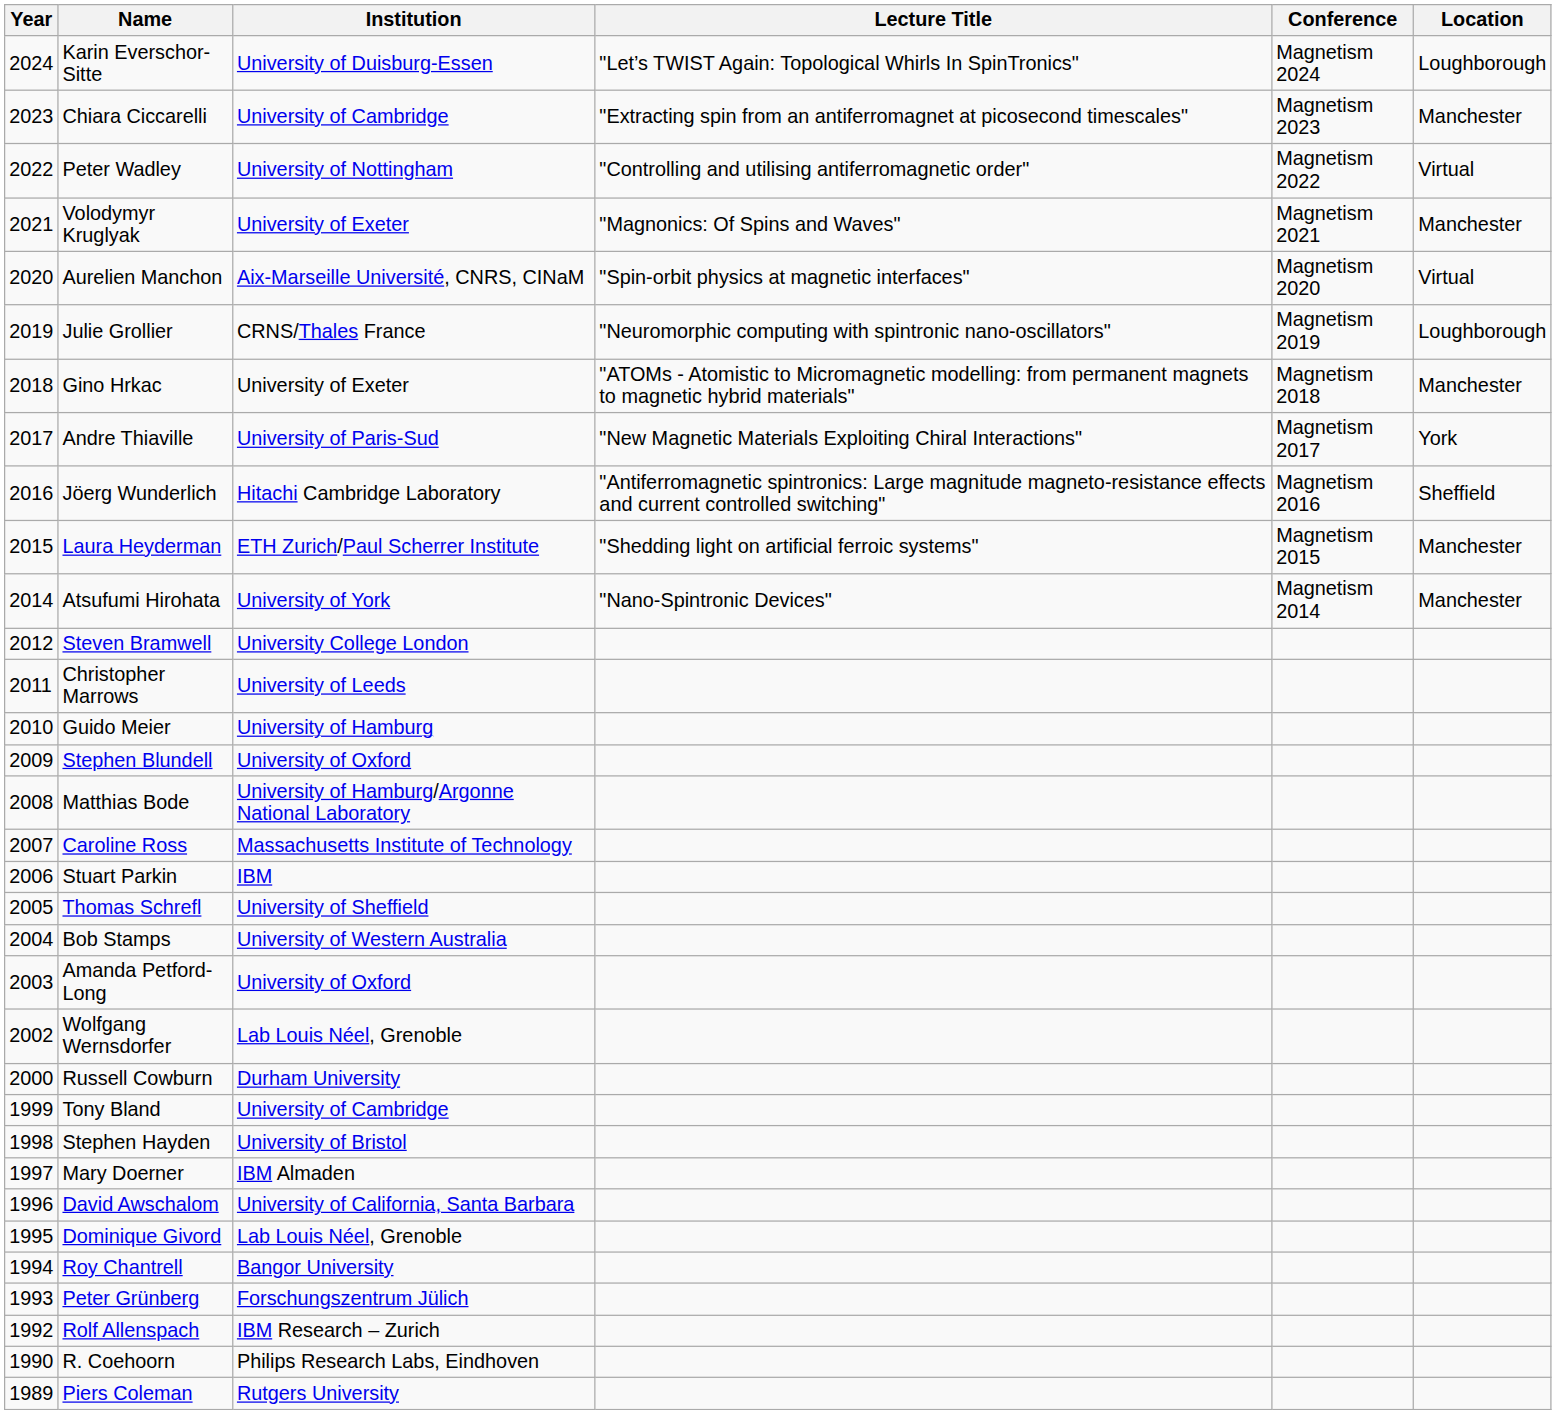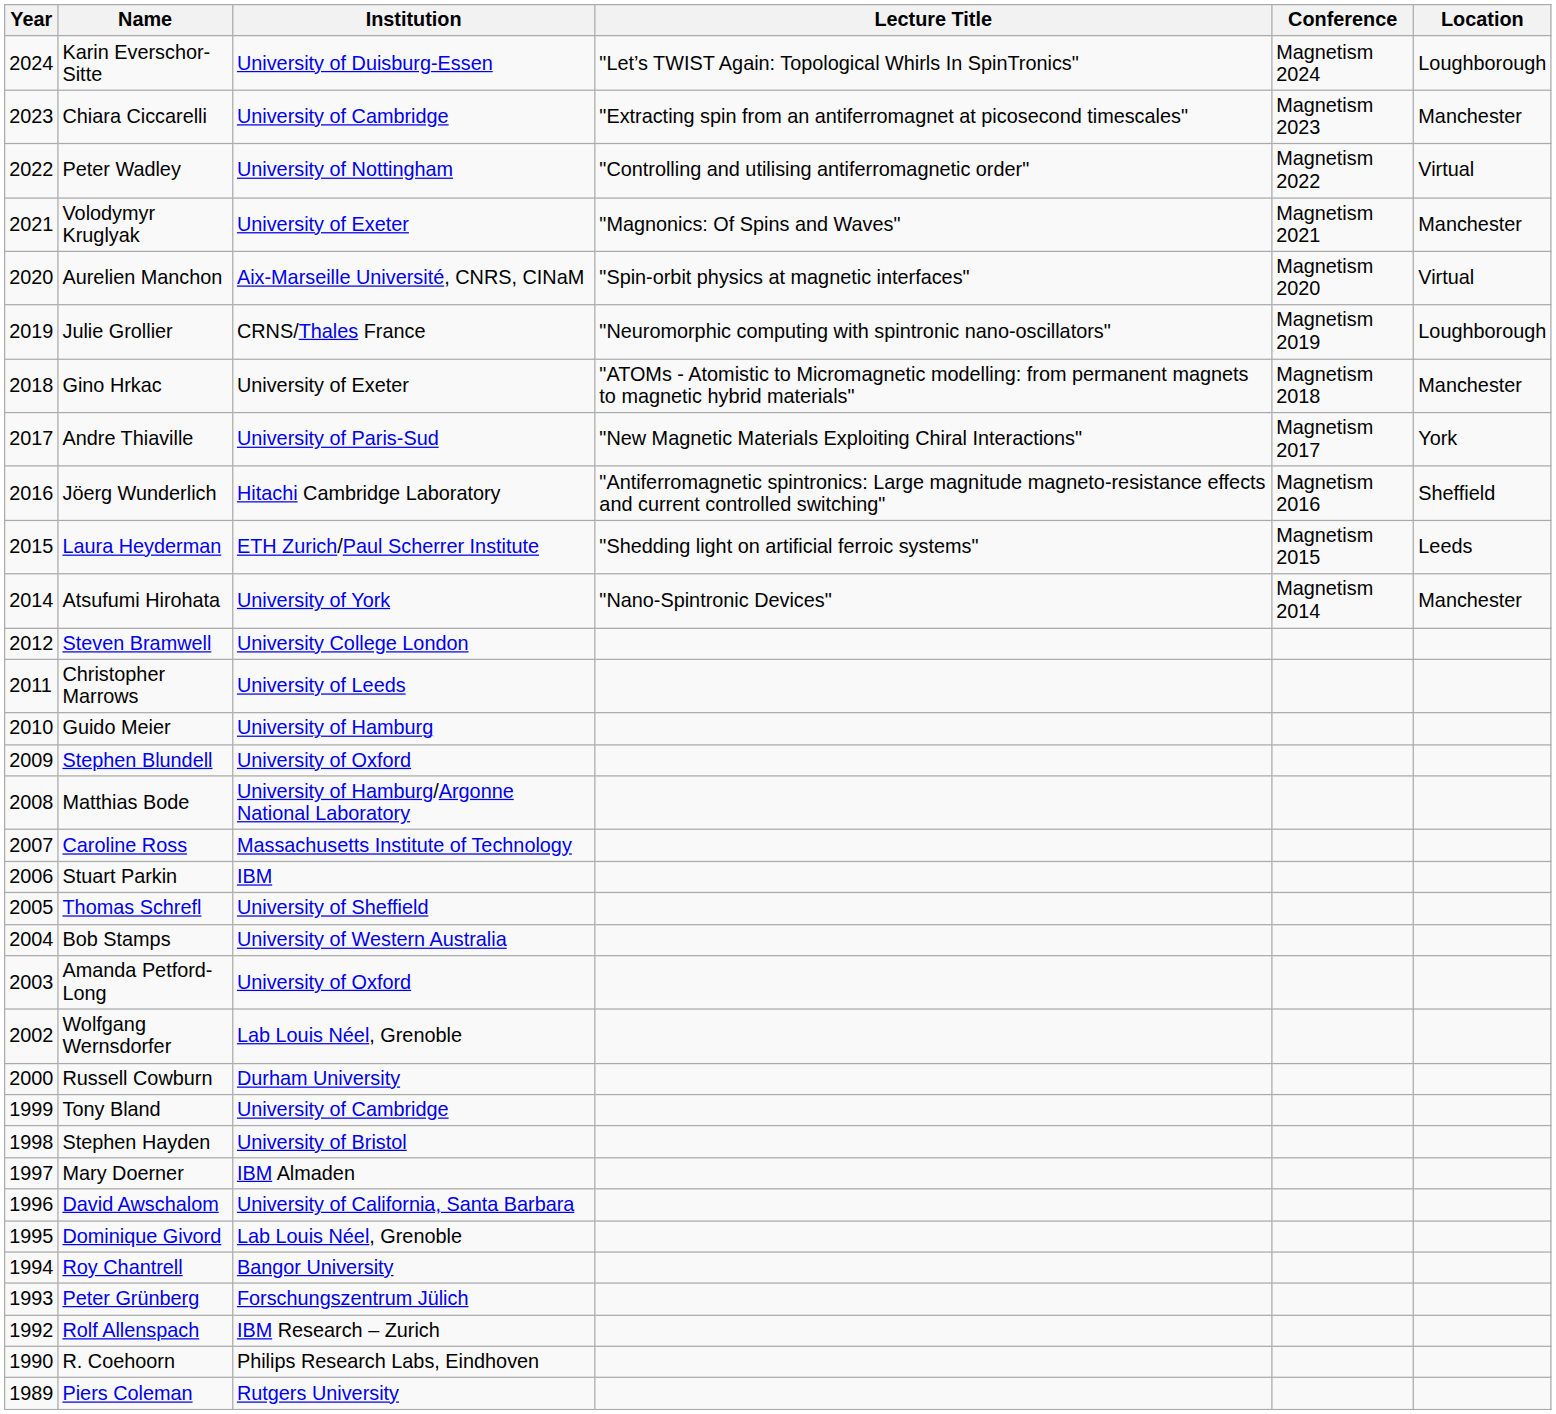(1470, 546) Manchester -> (1445, 546) Leeds
